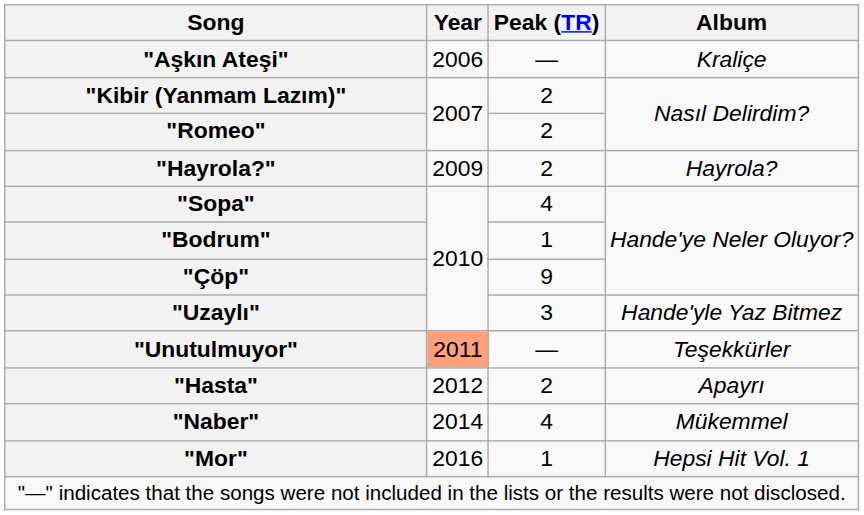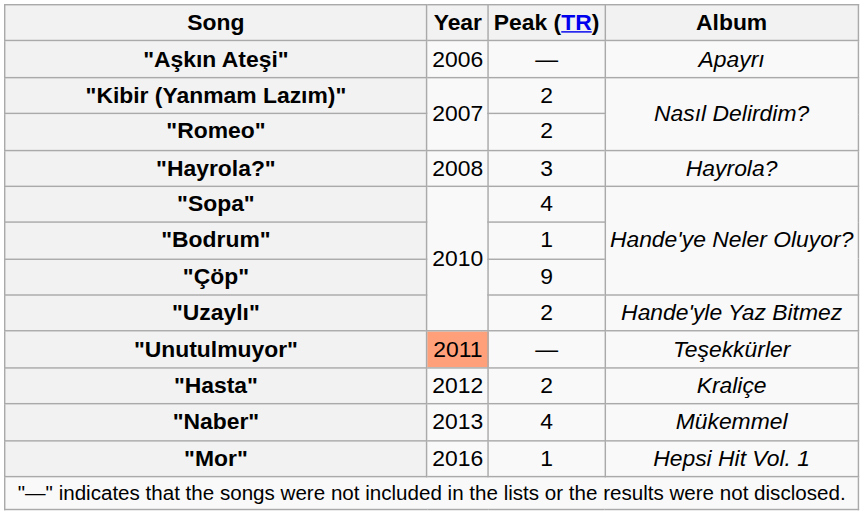(732, 58) Kraliçe -> (732, 58) Apayrı
(458, 167) 2009 -> (458, 167) 2008
(547, 167) 2 -> (547, 167) 3
(547, 312) 3 -> (547, 312) 2
(732, 385) Apayrı -> (732, 385) Kraliçe
(458, 421) 2014 -> (458, 421) 2013
